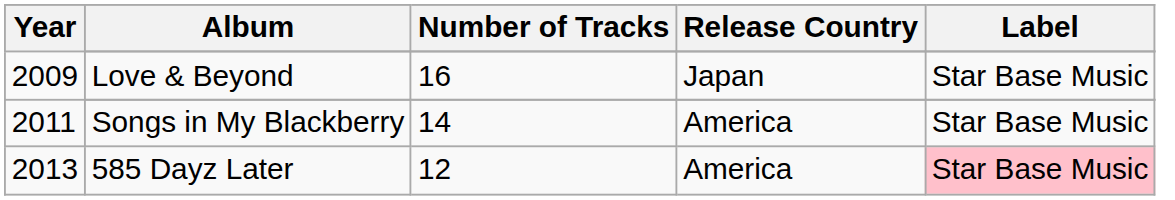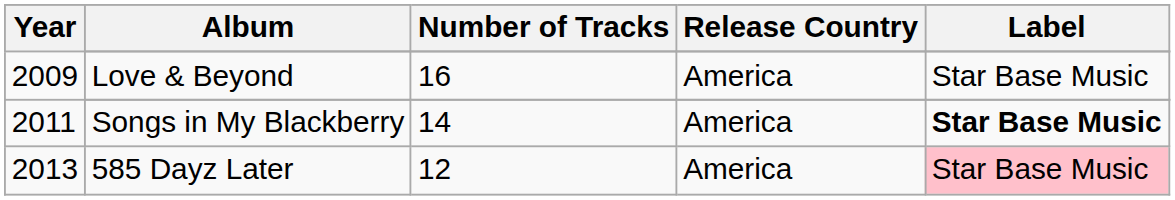(724, 75) Japan -> (738, 75) America
(1040, 122) normal -> (1047, 122) bold
